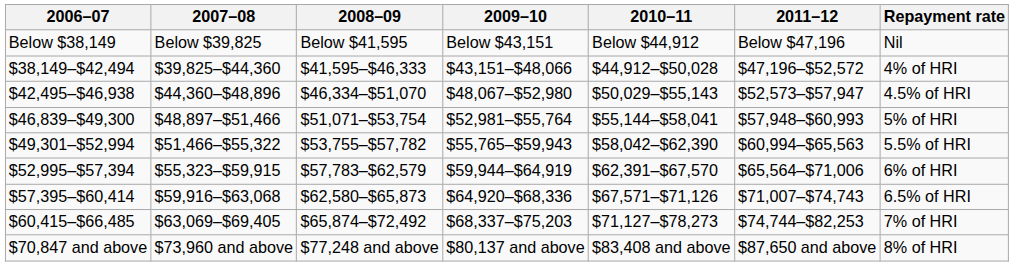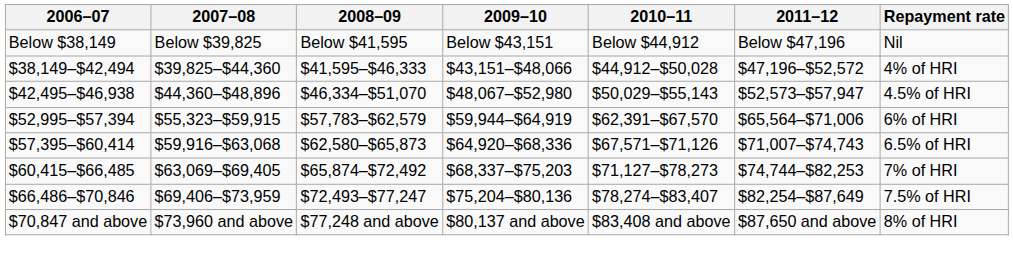- row: (72, 119)
- row: (72, 145)
+ row: (72, 196)
